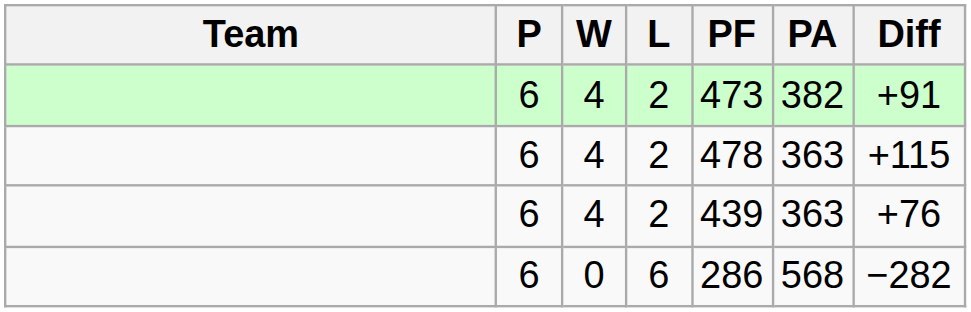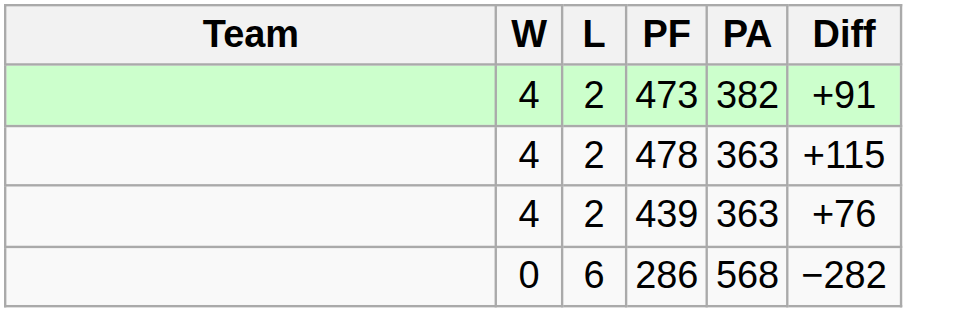- column: (529, 34)
